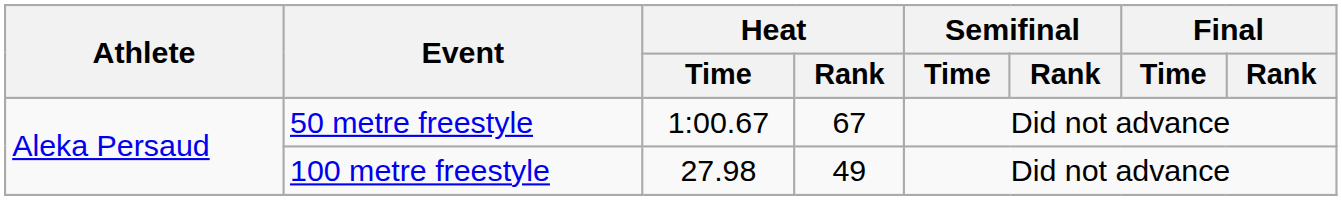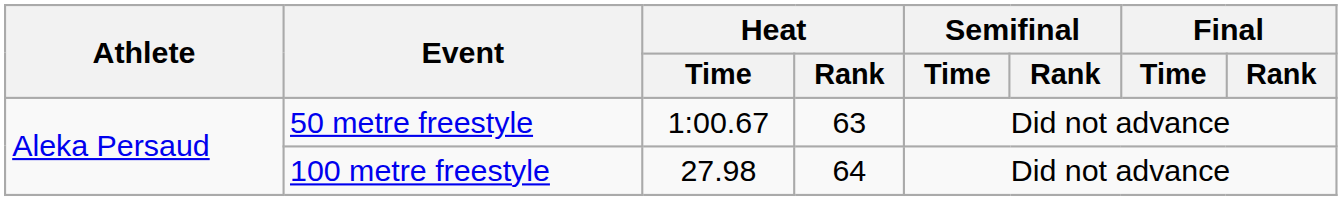(849, 123) 67 -> (849, 123) 63
(849, 171) 49 -> (849, 171) 64
